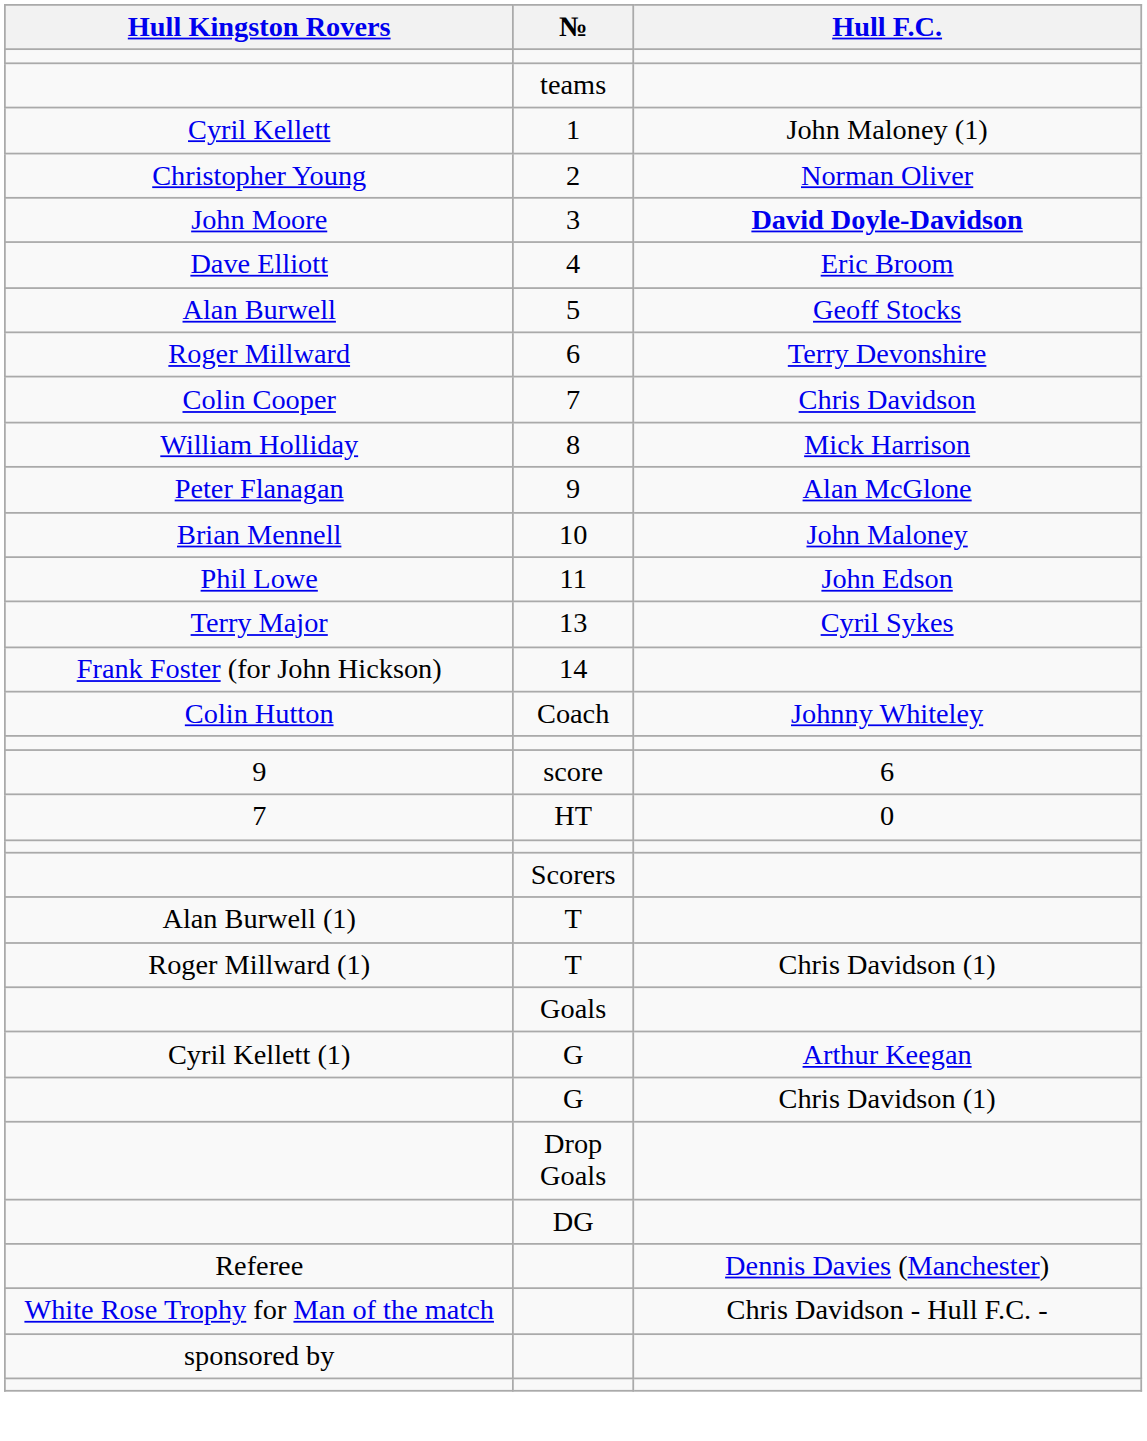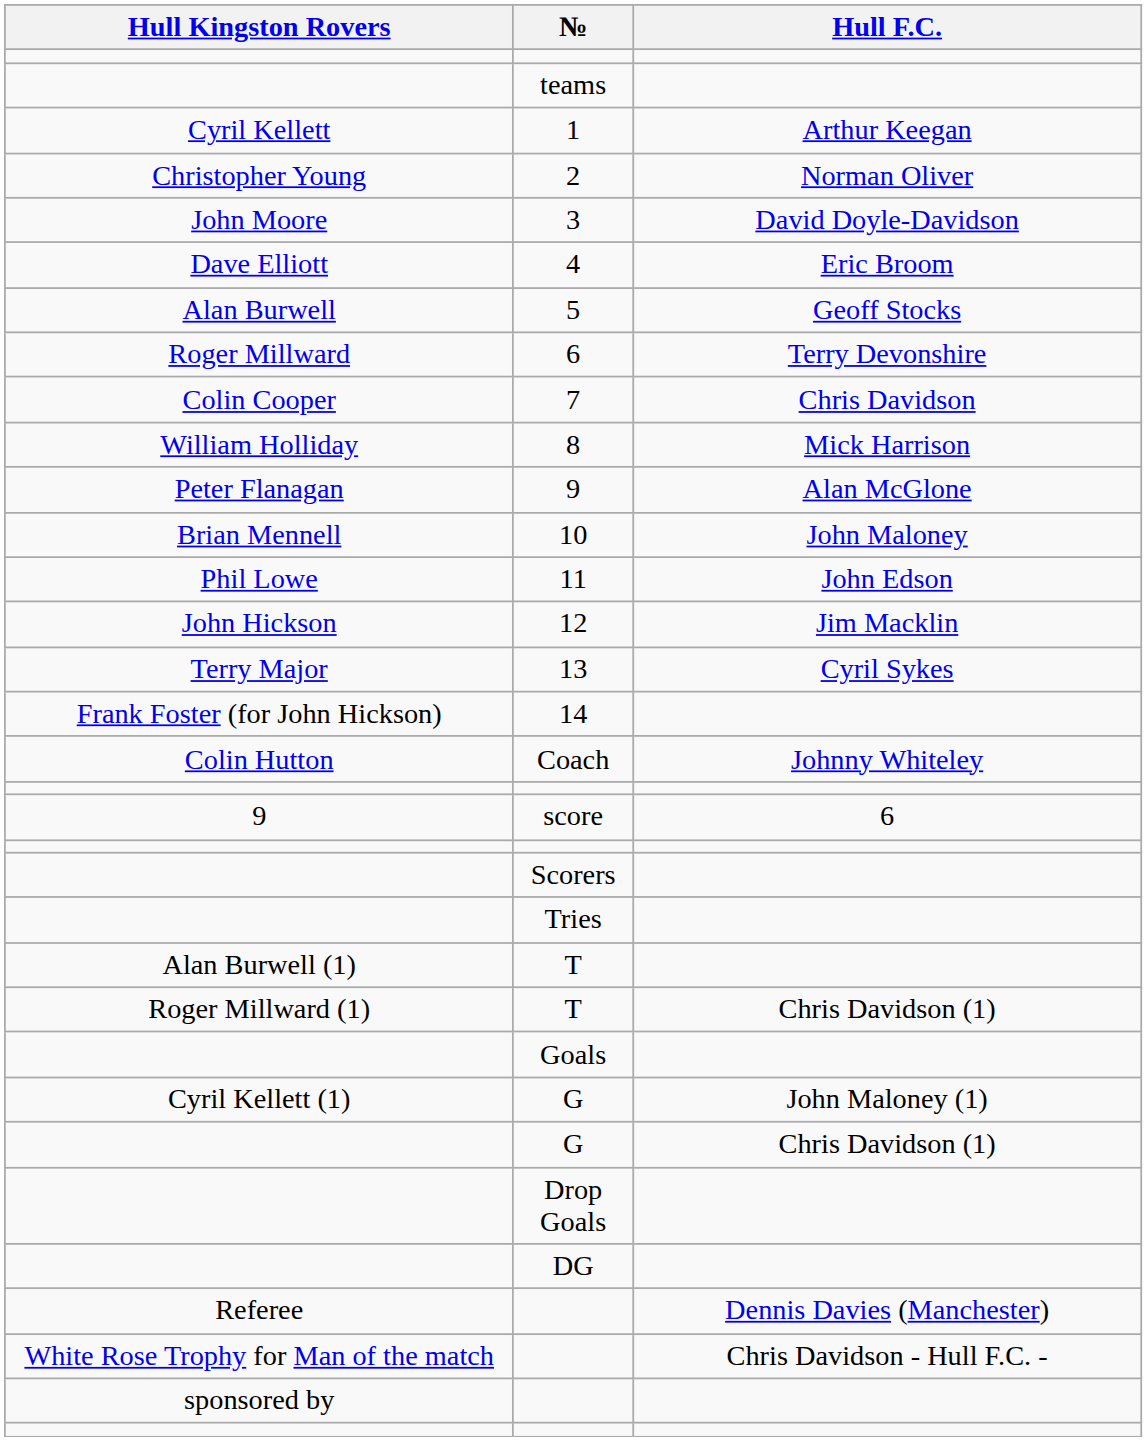(887, 129) John Maloney (1) -> (887, 129) Arthur Keegan
(887, 219) bold -> (887, 219) normal
+ row: (259, 623)
- row: (259, 816)
+ row: (259, 920)
(887, 1054) Arthur Keegan -> (887, 1099) John Maloney (1)
